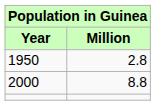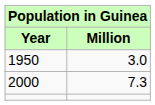(137, 60) 2.8 -> (137, 60) 3.0
(137, 82) 8.8 -> (137, 82) 7.3
